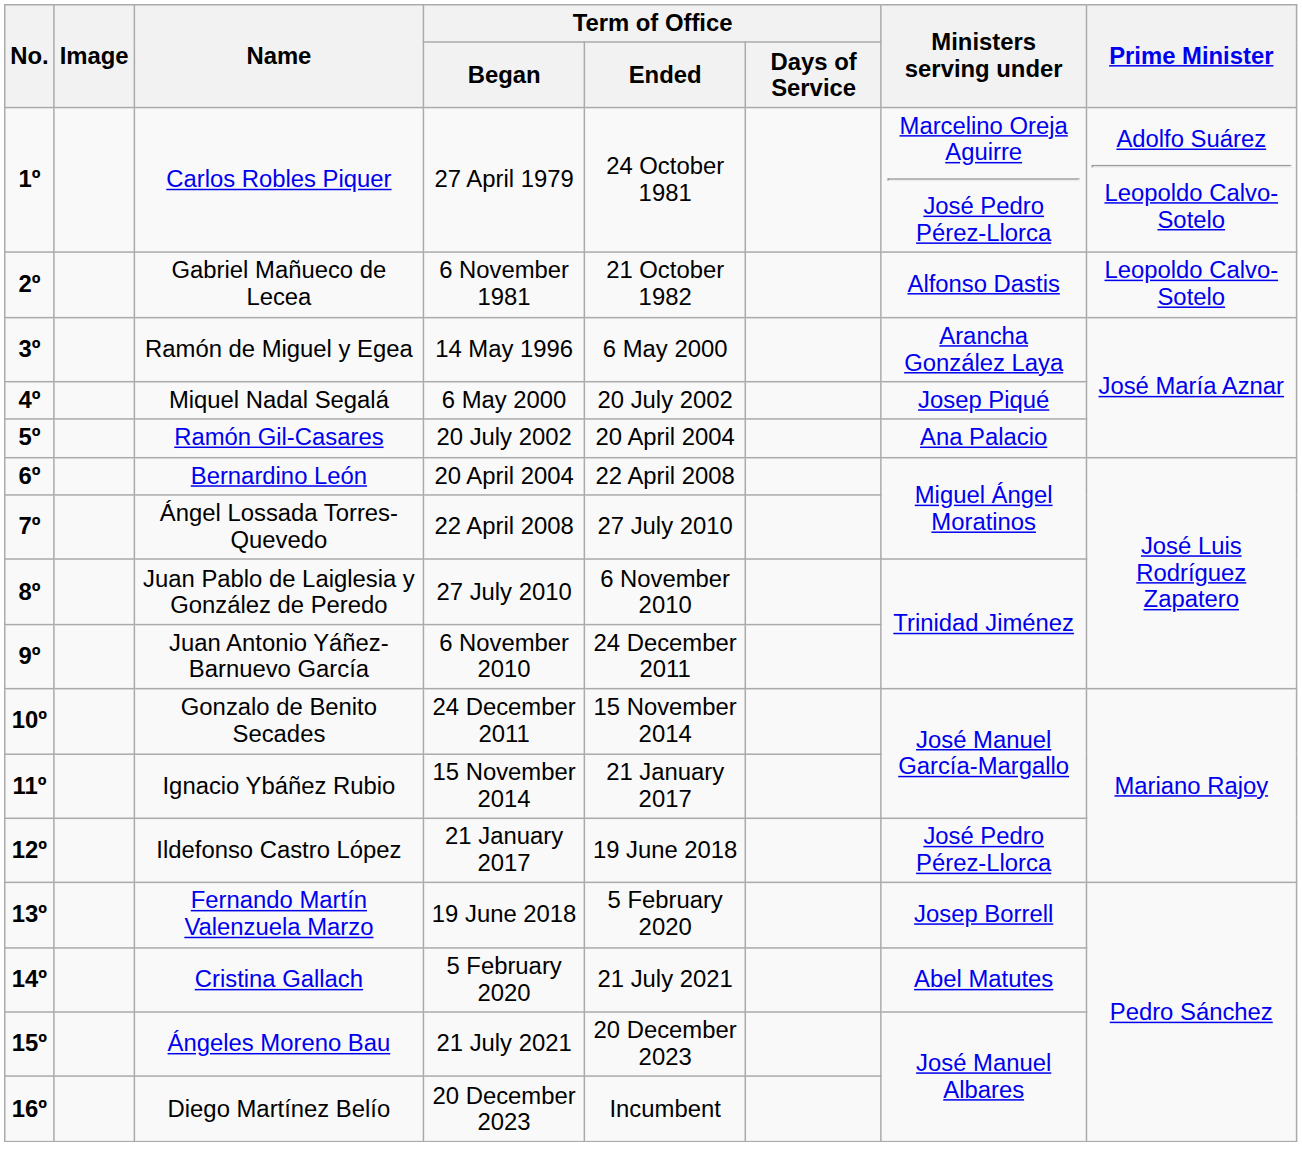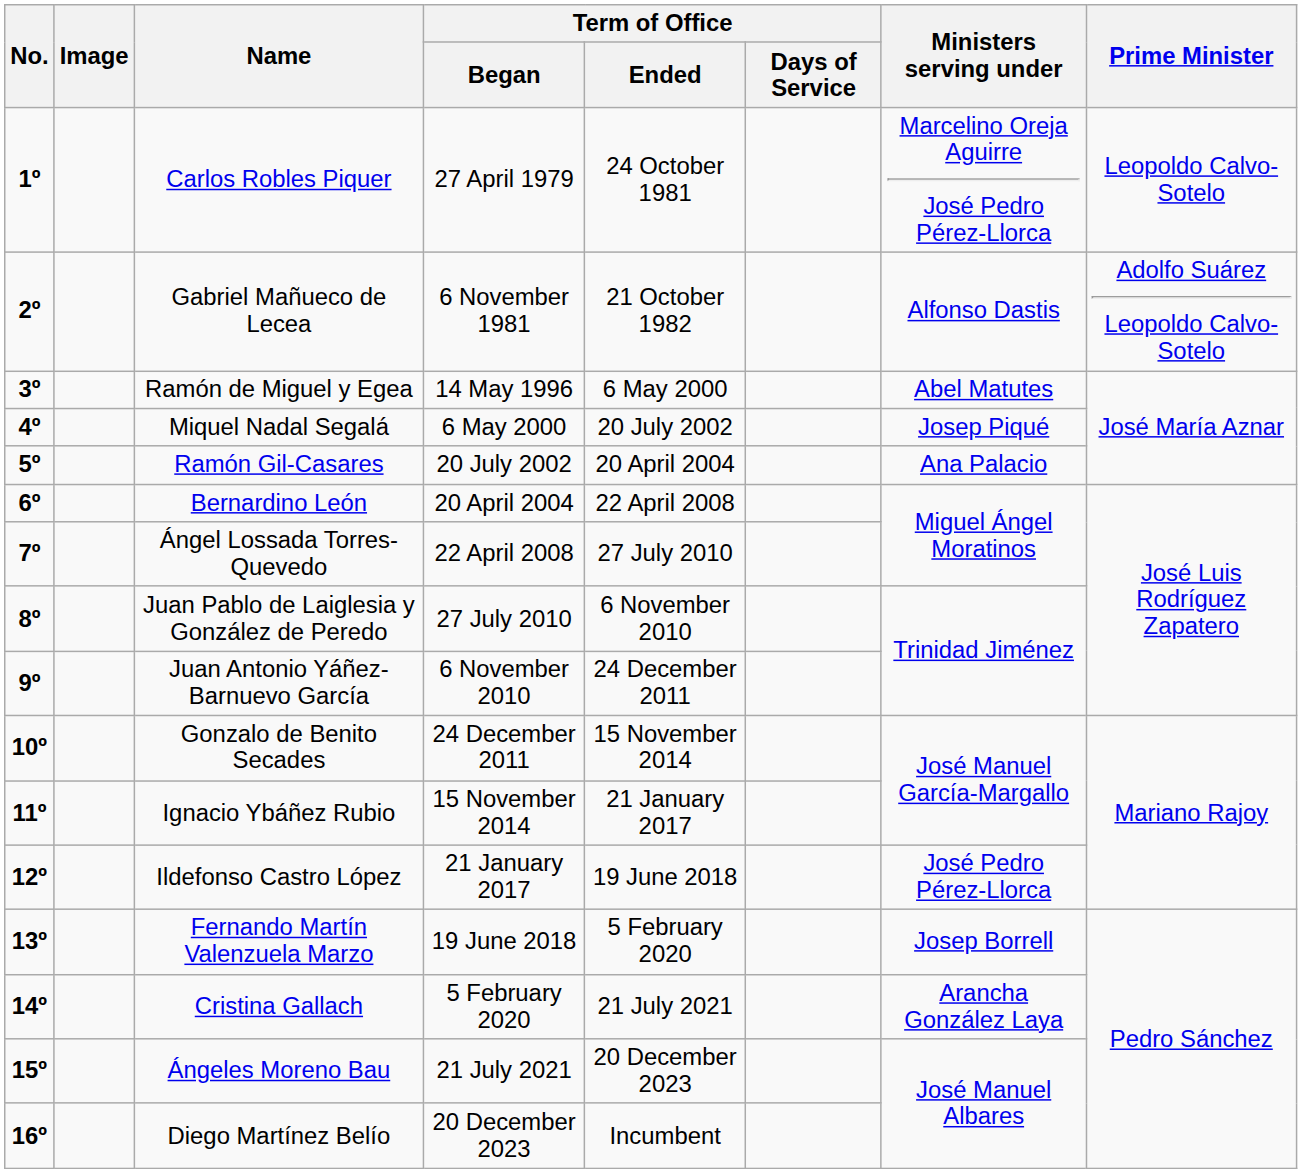(1191, 179) Adolfo Suárez Leopoldo Calvo-Sotelo -> (1191, 179) Leopoldo Calvo-Sotelo
(1191, 284) Leopoldo Calvo-Sotelo -> (1191, 311) Adolfo Suárez Leopoldo Calvo-Sotelo
(984, 348) Arancha González Laya -> (984, 389) Abel Matutes
(984, 979) Abel Matutes -> (984, 1006) Arancha González Laya
